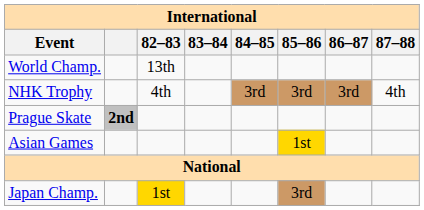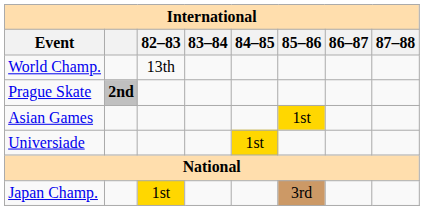- row: (50, 92)
+ row: (46, 142)
